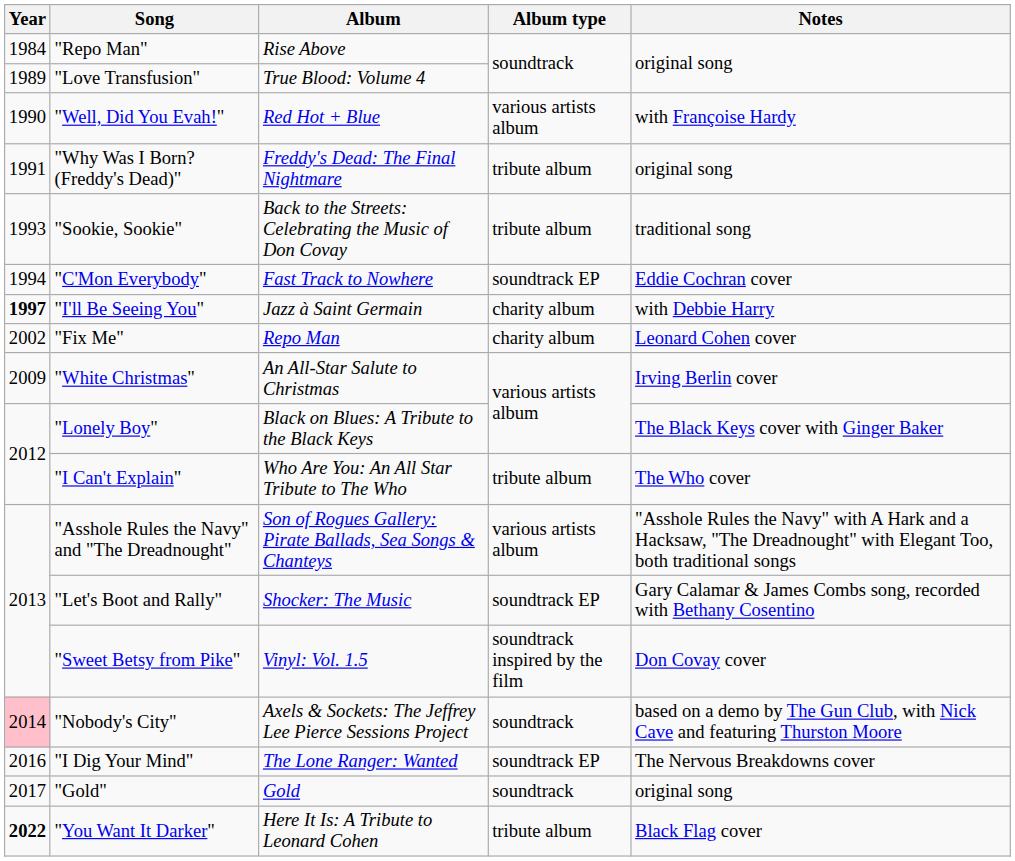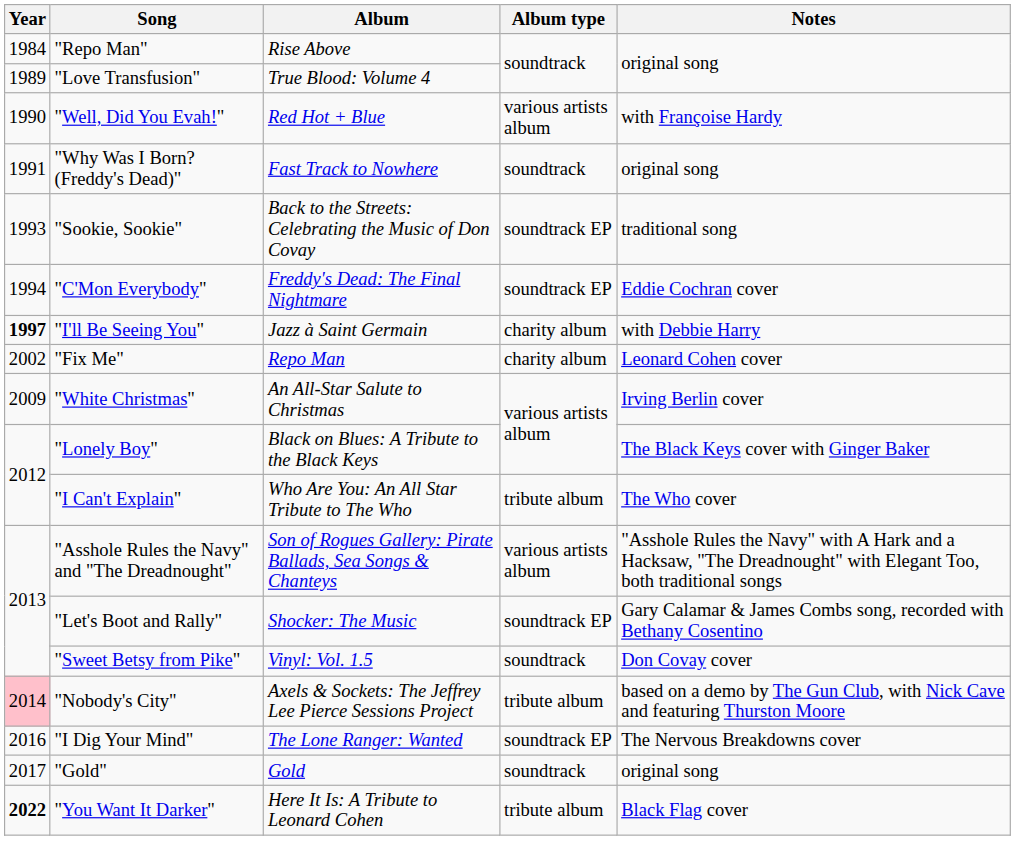(359, 168) Freddy's Dead: The Final Nightmare -> (353, 168) Fast Track to Nowhere
(542, 168) tribute album -> (545, 168) soundtrack
(542, 229) tribute album -> (558, 229) soundtrack EP
(348, 279) Fast Track to Nowhere -> (364, 289) Freddy's Dead: The Final Nightmare
(547, 660) soundtrack inspired by the film -> (545, 660) soundtrack
(533, 721) soundtrack -> (554, 700) tribute album
